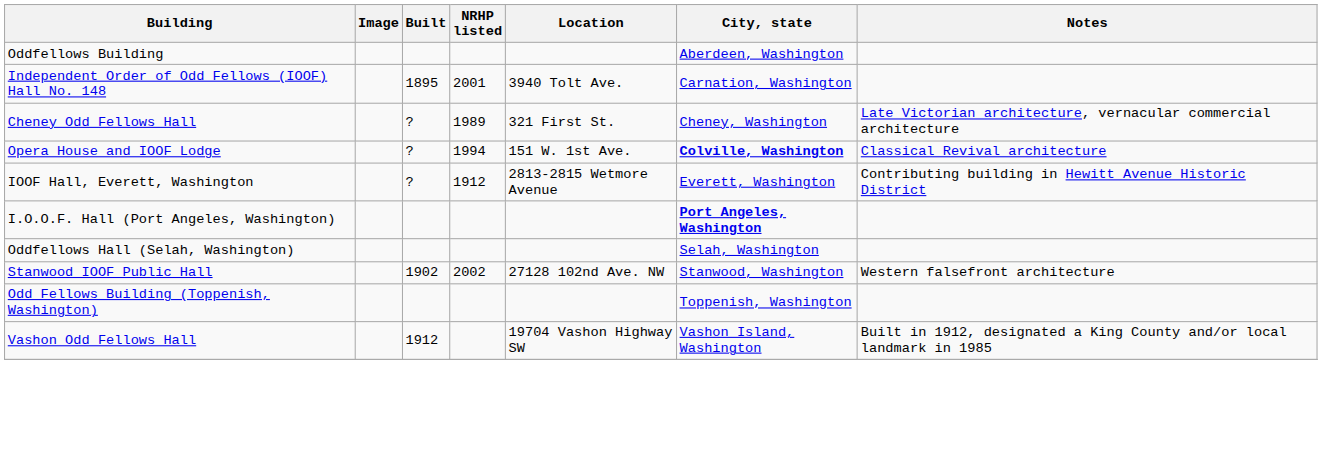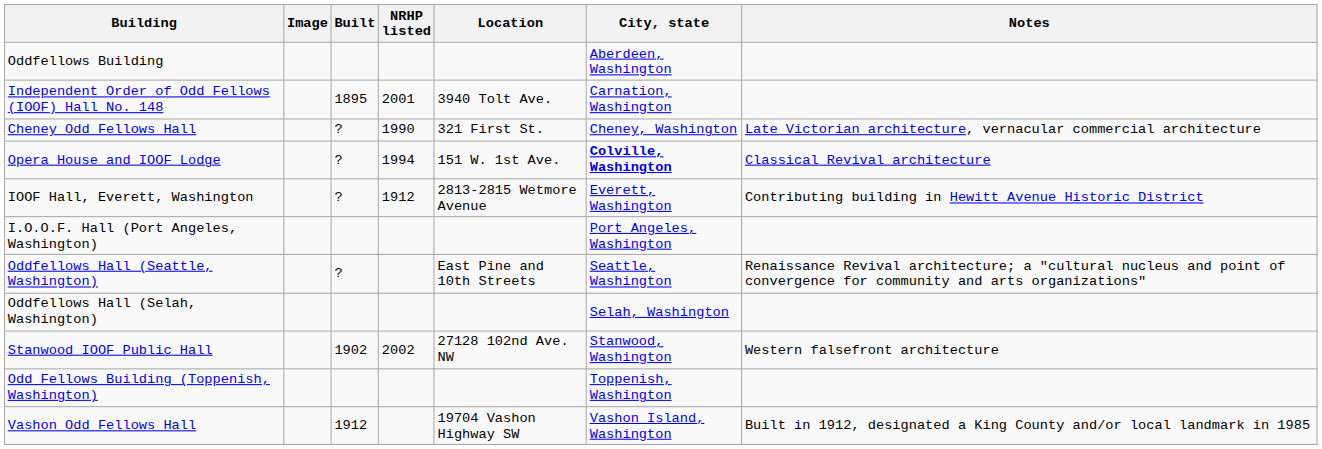(469, 122) 1989 -> (398, 130) 1990
(733, 220) bold -> (643, 236) normal
+ row: (110, 274)
